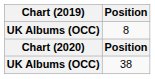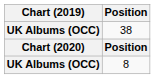rows swapped: (126, 30) <-> (126, 64)
